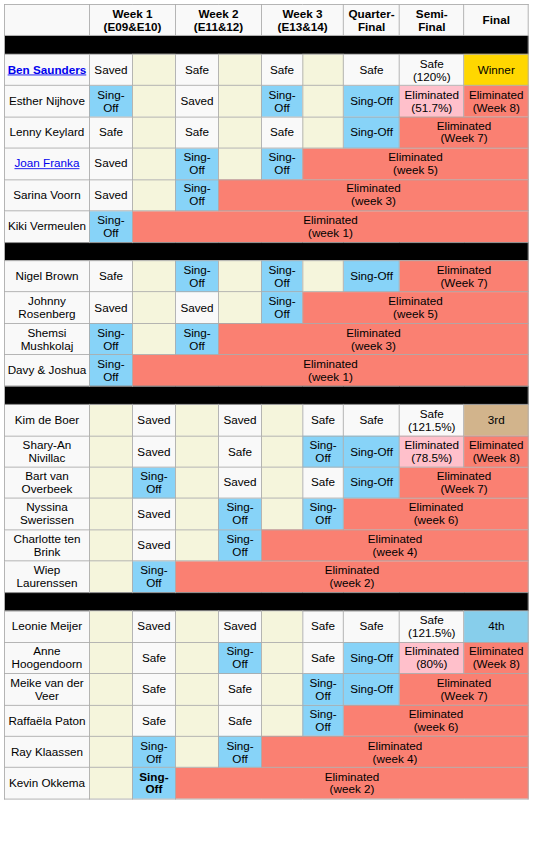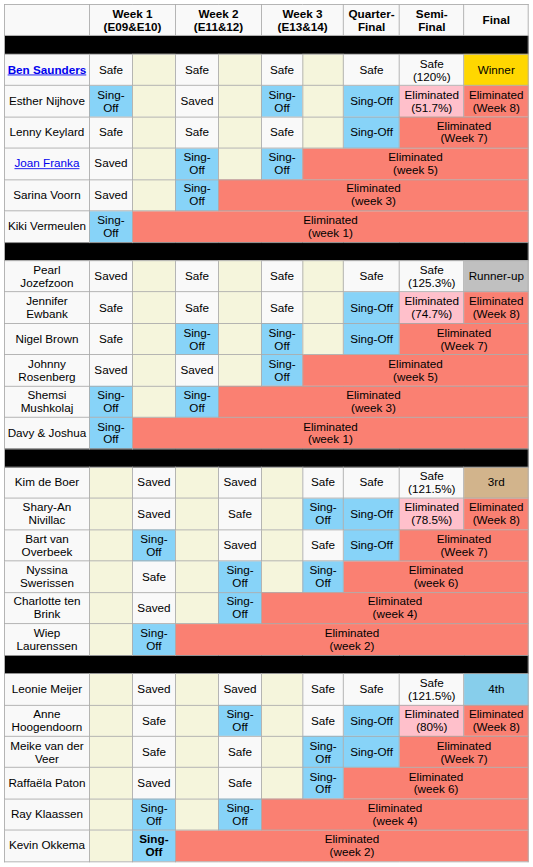(111, 69) Saved -> (111, 69) Safe
+ row: (47, 276)
+ row: (47, 307)
(154, 514) Saved -> (154, 576) Safe
(154, 720) Safe -> (154, 783) Saved
